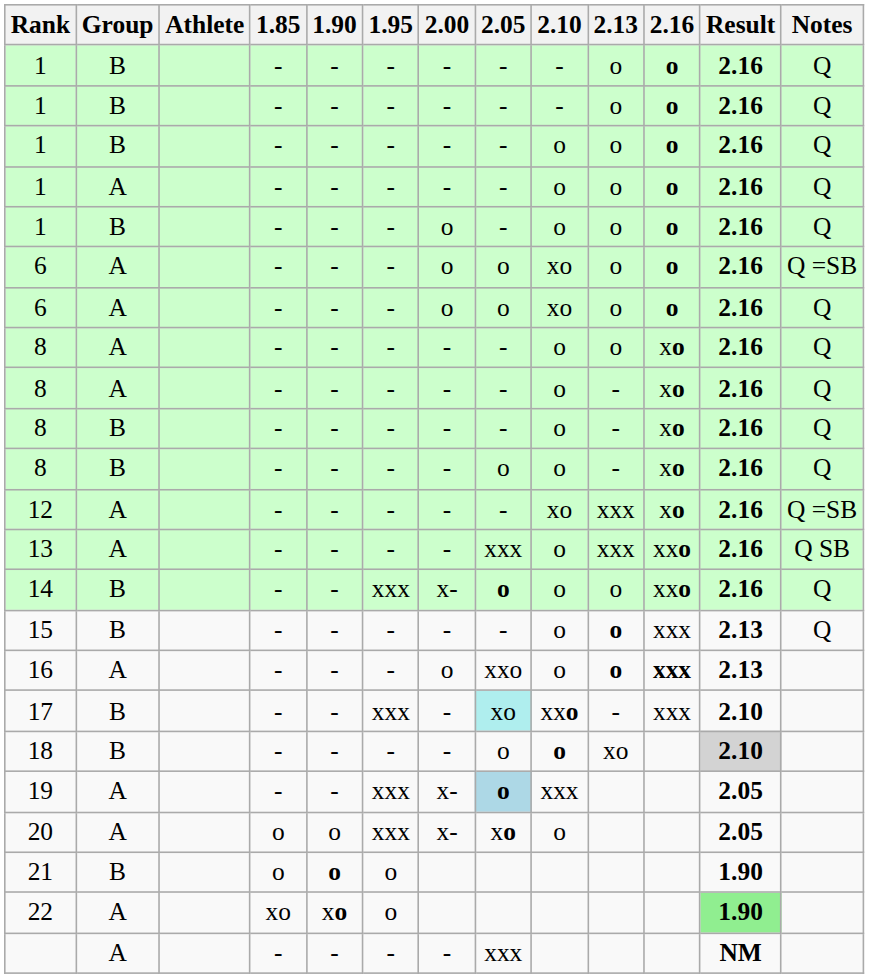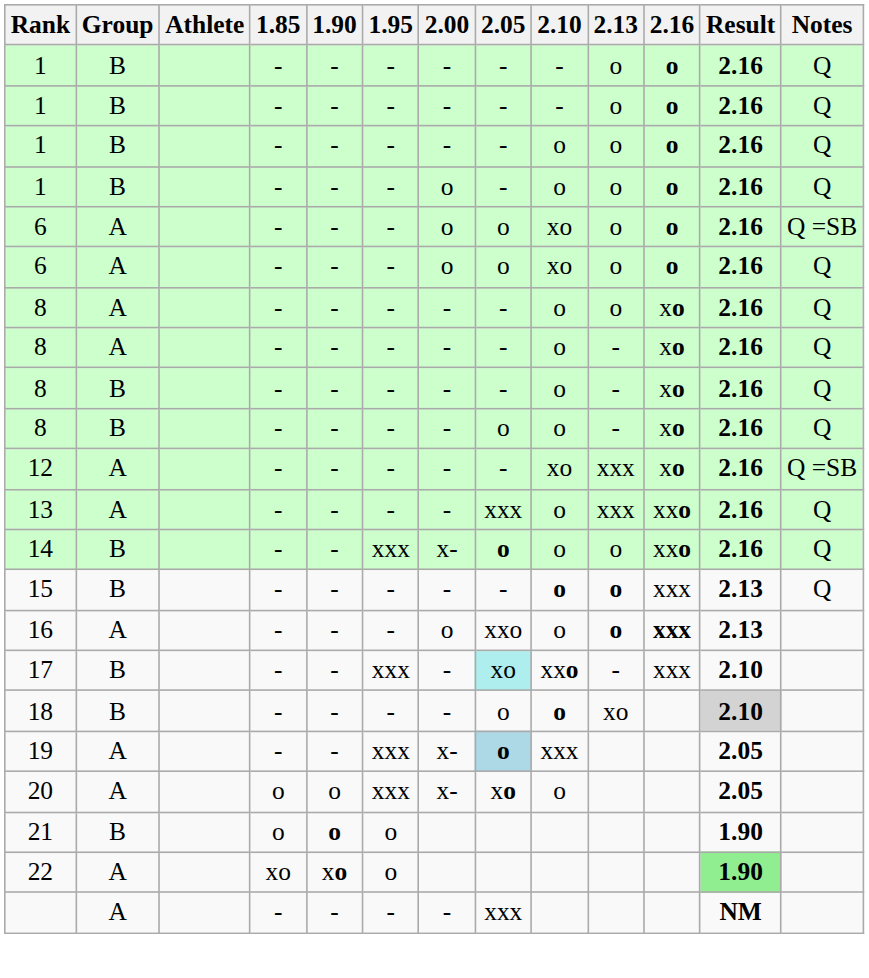- row: (40, 186)
(822, 549) Q SB -> (822, 508) Q
(560, 629) normal -> (560, 589) bold
